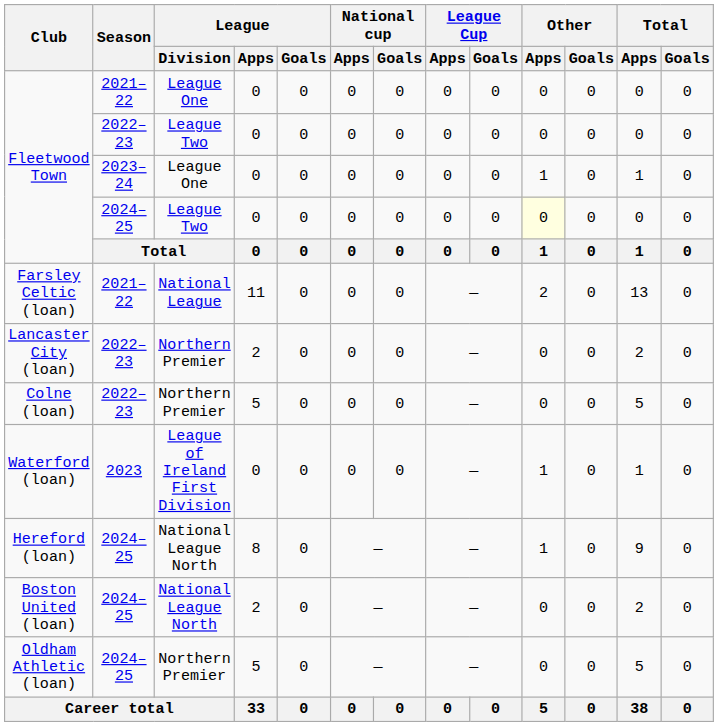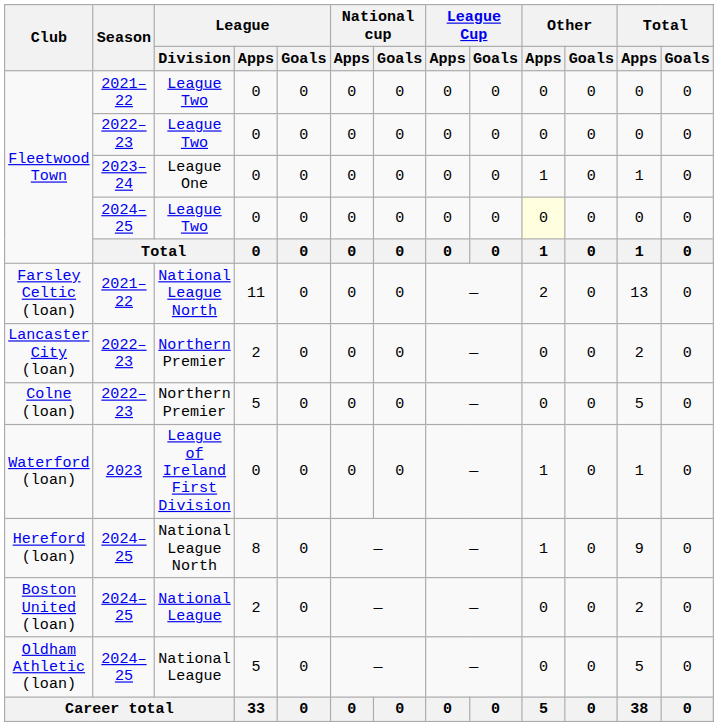(194, 92) League One -> (194, 92) League Two
(194, 293) National League -> (194, 293) National League North
(194, 608) National League North -> (194, 608) National League
(194, 667) Northern Premier -> (194, 667) National League
